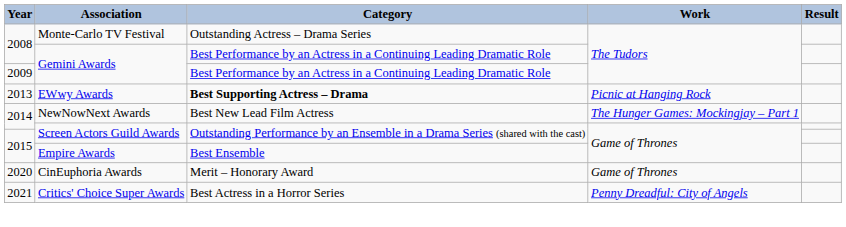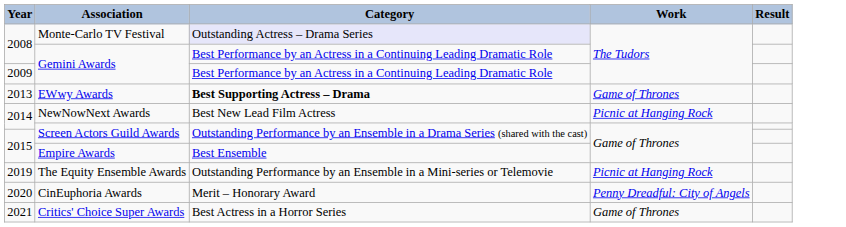(281, 34) no background -> (282, 34) lavender background
(651, 93) Picnic at Hanging Rock -> (636, 93) Game of Thrones
(695, 113) The Hunger Games: Mockingjay – Part 1 -> (653, 113) Picnic at Hanging Rock
+ row: (20, 172)
(634, 172) Game of Thrones -> (671, 192) Penny Dreadful: City of Angels
(669, 192) Penny Dreadful: City of Angels -> (636, 212) Game of Thrones
